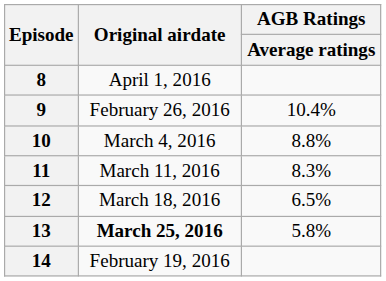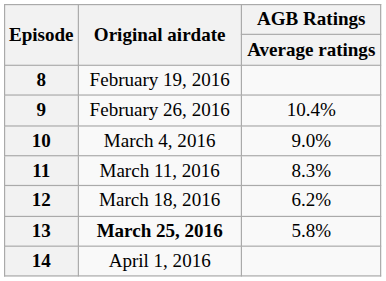(160, 79) April 1, 2016 -> (160, 79) February 19, 2016
(311, 140) 8.8% -> (311, 140) 9.0%
(311, 200) 6.5% -> (311, 200) 6.2%
(160, 261) February 19, 2016 -> (160, 261) April 1, 2016
